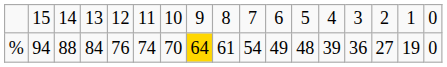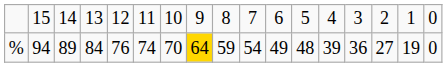(68, 47) 88 -> (68, 47) 89
(226, 47) 61 -> (226, 47) 59
